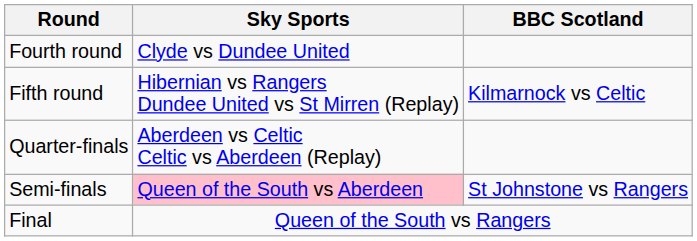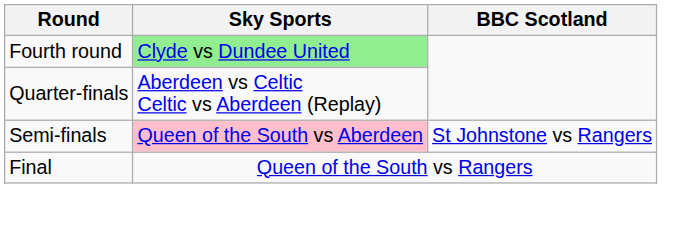(244, 51) no background -> (244, 51) lightgreen background
- row: (56, 93)
